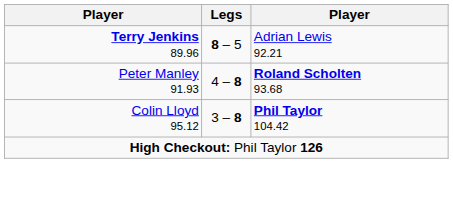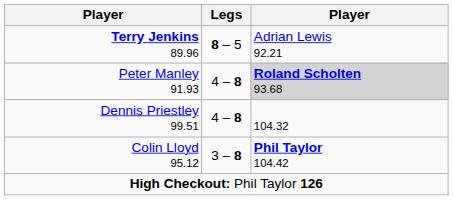(307, 81) no background -> (307, 81) lightgrey background
+ row: (150, 118)
